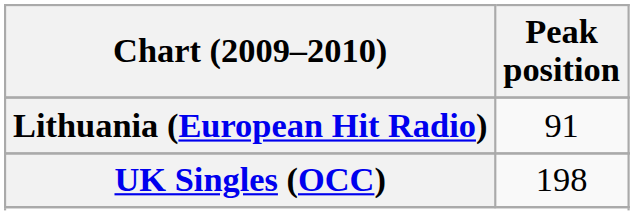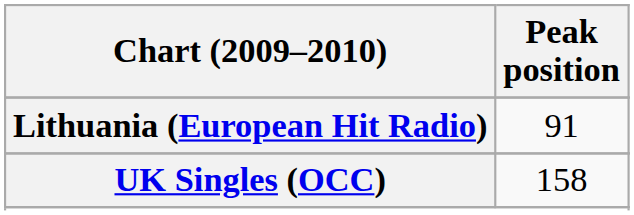(562, 179) 198 -> (562, 179) 158
